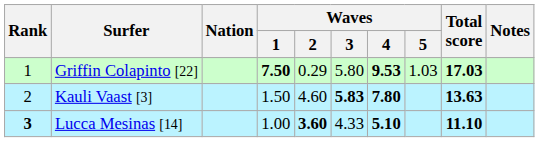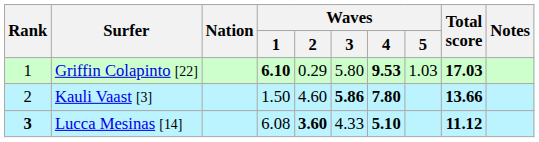(276, 70) 7.50 -> (276, 70) 6.10
(349, 96) 5.83 -> (349, 96) 5.86
(464, 96) 13.63 -> (464, 96) 13.66
(276, 123) 1.00 -> (276, 123) 6.08
(464, 123) 11.10 -> (464, 123) 11.12
